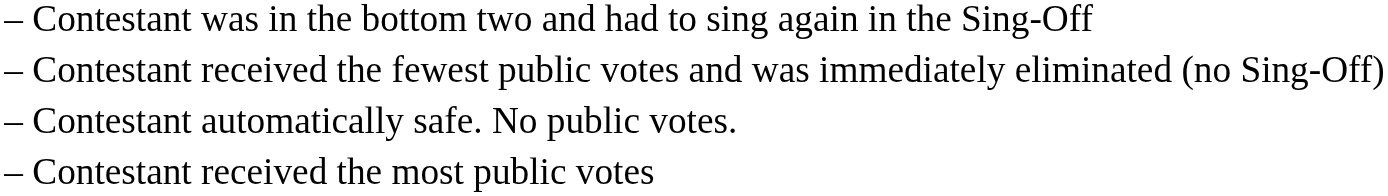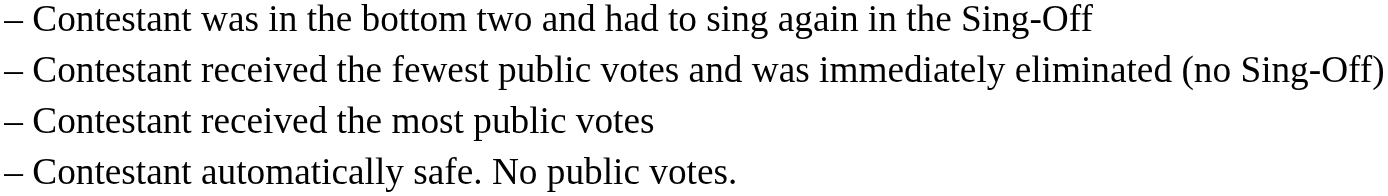rows swapped: (343, 172) <-> (385, 120)
